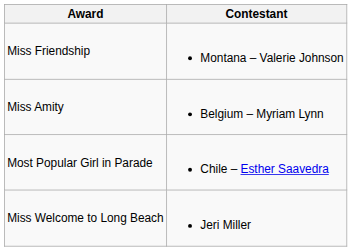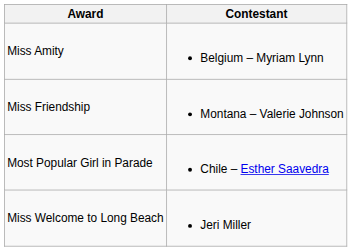rows swapped: (35, 107) <-> (49, 51)
